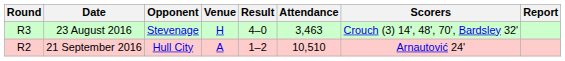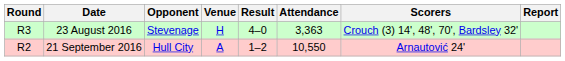(309, 30) 3,463 -> (309, 30) 3,363
(309, 47) 10,510 -> (309, 47) 10,550
